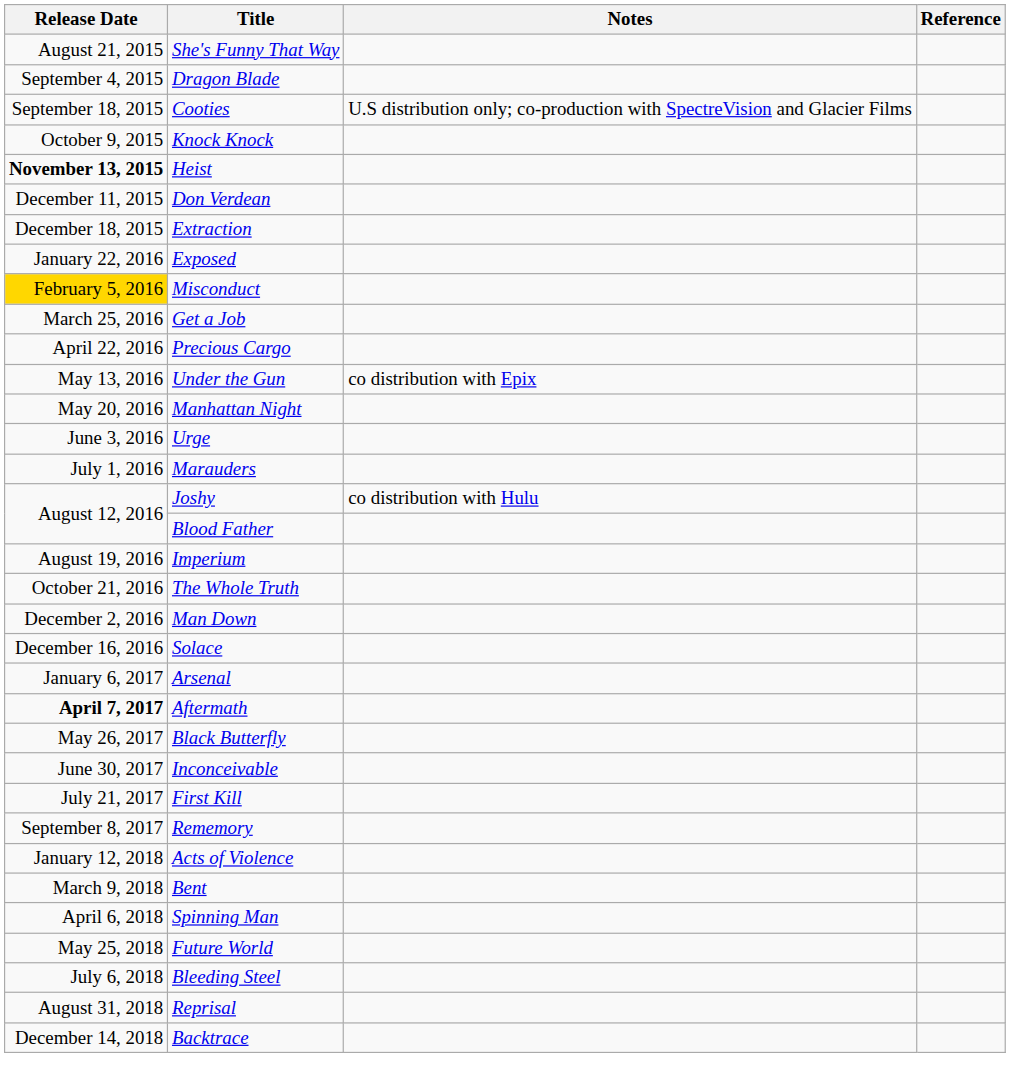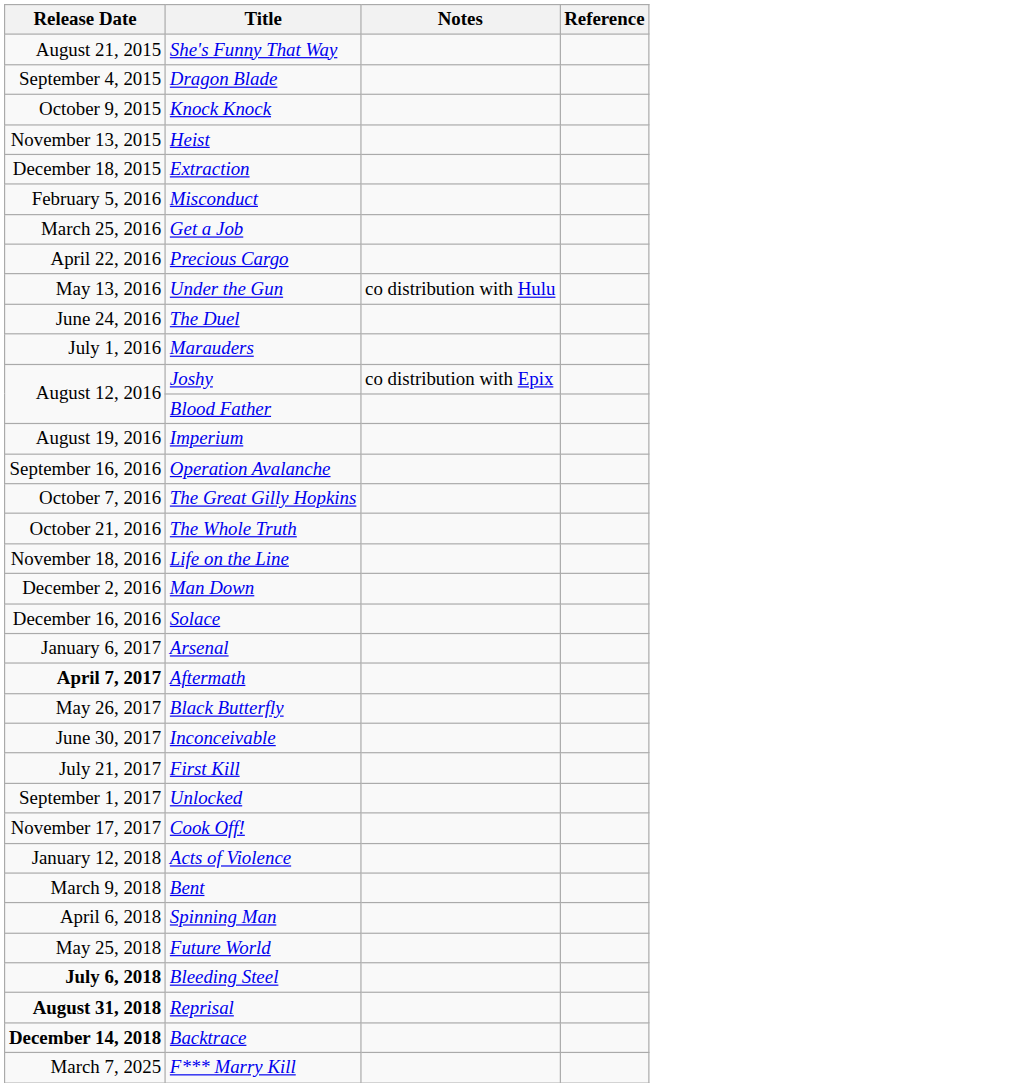- row: (201, 109)
(86, 169) bold -> (86, 139) normal
- row: (221, 199)
- row: (204, 259)
(99, 288) gold background -> (96, 199) no background
(442, 378) co distribution with Epix -> (460, 288) co distribution with Hulu
- row: (237, 408)
- row: (191, 438)
+ row: (205, 318)
(443, 498) co distribution with Hulu -> (459, 378) co distribution with Epix
+ row: (250, 468)
+ row: (263, 498)
+ row: (229, 558)
+ row: (206, 797)
- row: (212, 827)
+ row: (207, 827)
(117, 977) normal -> (113, 977) bold
(101, 1007) normal -> (97, 1007) bold
(89, 1037) normal -> (85, 1037) bold
+ row: (233, 1067)
